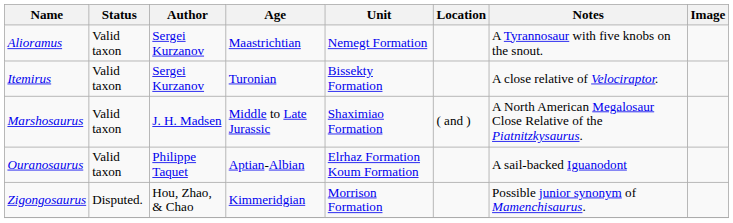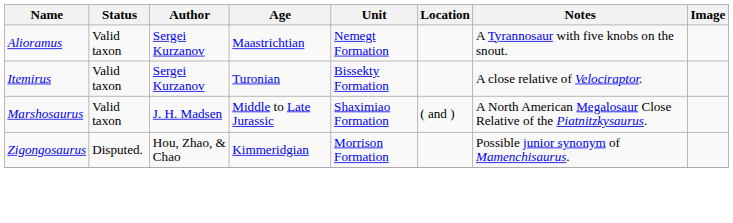- row: (45, 164)
